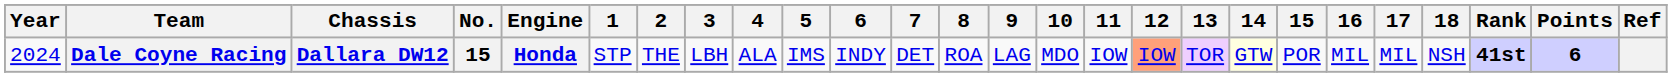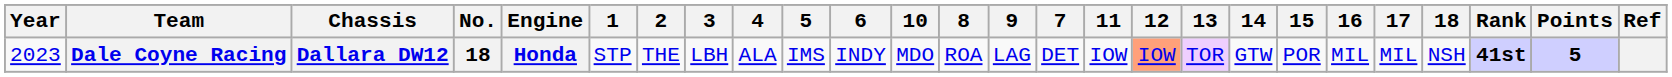columns swapped: (915, 22) <-> (1060, 22)
(35, 55) 2024 -> (35, 55) 2023
(478, 55) 15 -> (478, 55) 18
(1253, 55) lightyellow background -> (1253, 55) no background
(1575, 55) 6 -> (1575, 55) 5
